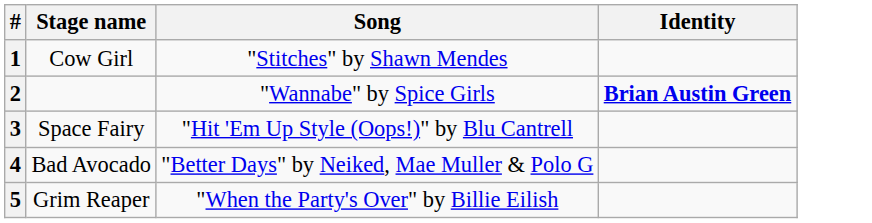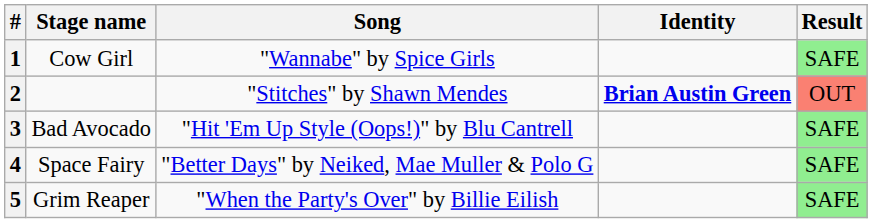+ column: (832, 22)
(377, 57) "Stitches" by Shawn Mendes -> (377, 57) "Wannabe" by Spice Girls
(377, 93) "Wannabe" by Spice Girls -> (377, 93) "Stitches" by Shawn Mendes
(91, 128) Space Fairy -> (91, 128) Bad Avocado
(91, 164) Bad Avocado -> (91, 164) Space Fairy
